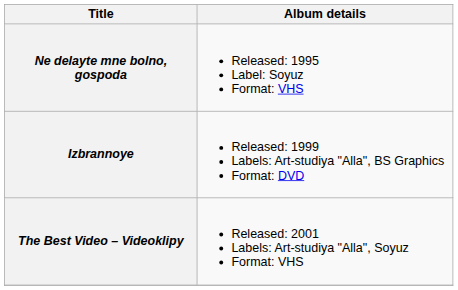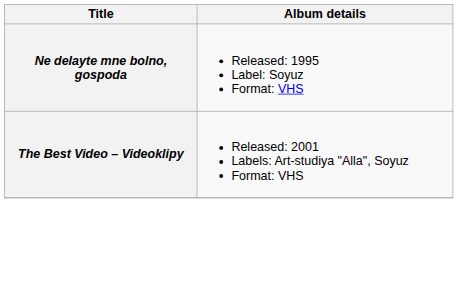- row: (101, 154)
